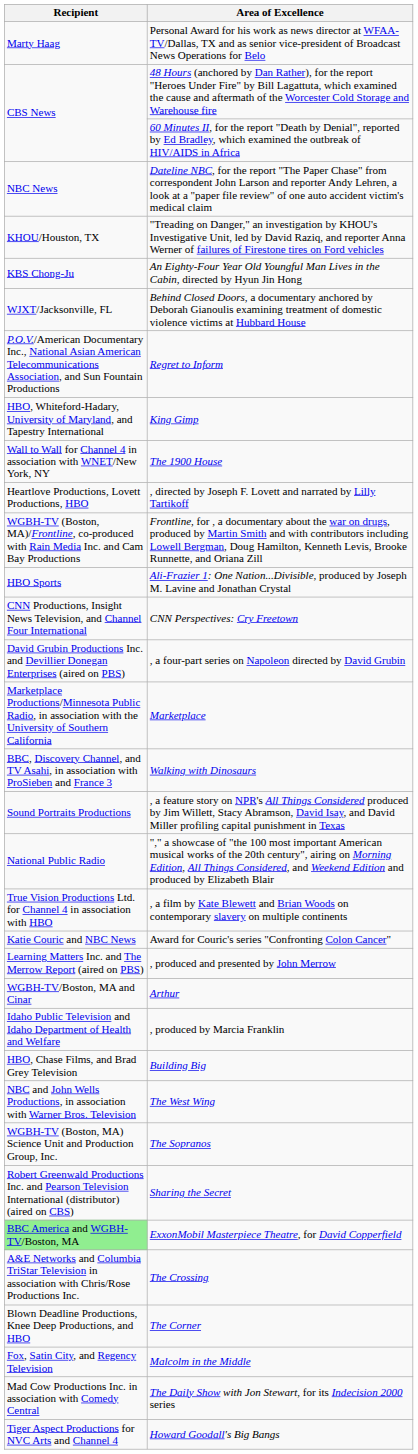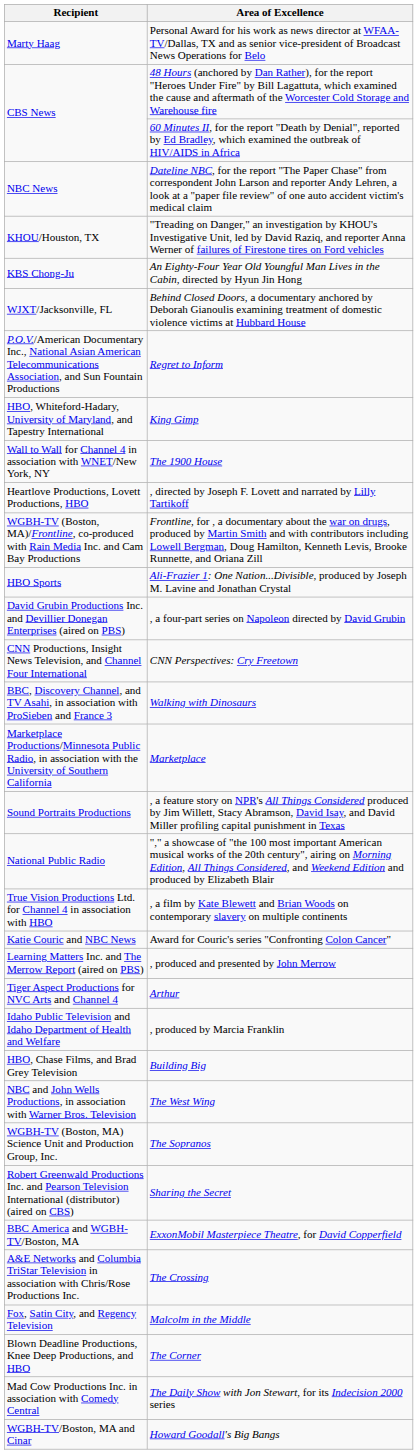rows swapped: (224, 618) <-> (278, 660)
rows swapped: (203, 770) <-> (178, 715)
(71, 993) WGBH-TV/Boston, MA and Cinar -> (71, 993) Tiger Aspect Productions for NVC Arts and Channel 4
(67, 1235) lightgreen background -> (67, 1235) no background
rows swapped: (175, 1326) <-> (200, 1362)
(71, 1434) Tiger Aspect Productions for NVC Arts and Channel 4 -> (71, 1434) WGBH-TV/Boston, MA and Cinar
